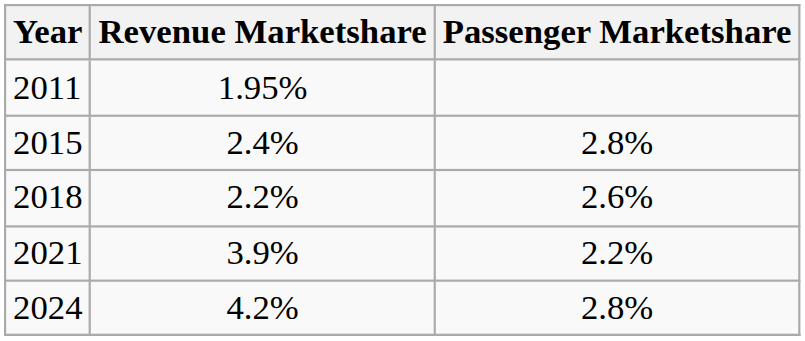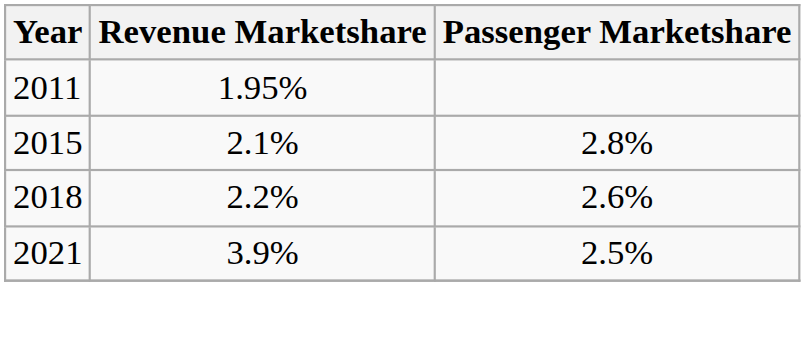(263, 142) 2.4% -> (263, 142) 2.1%
(617, 252) 2.2% -> (617, 252) 2.5%
- row: (48, 307)
